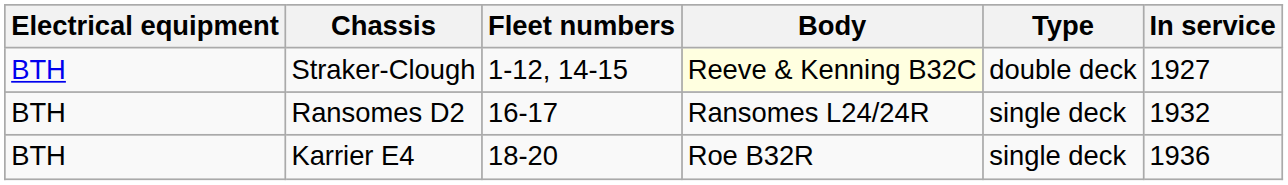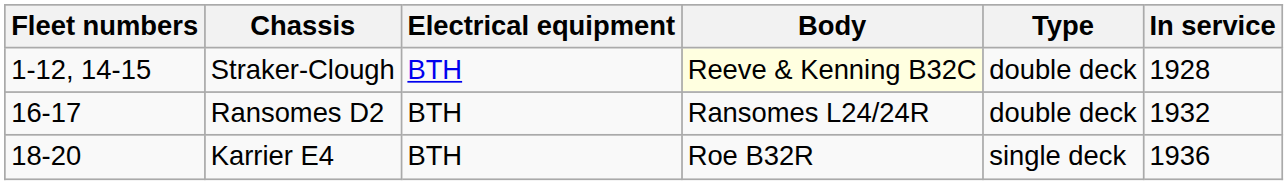columns swapped: (582, 26) <-> (145, 26)
(1180, 69) 1927 -> (1180, 69) 1928
(1058, 112) single deck -> (1063, 112) double deck
